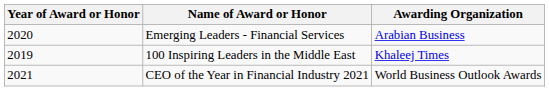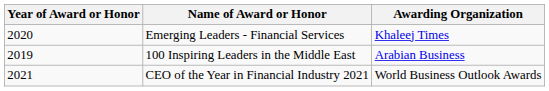(420, 34) Arabian Business -> (412, 34) Khaleej Times
(412, 55) Khaleej Times -> (420, 55) Arabian Business
